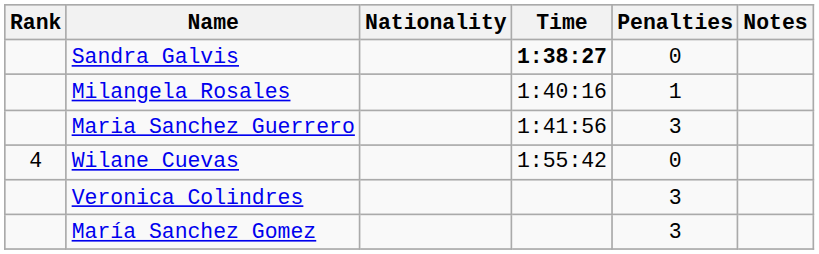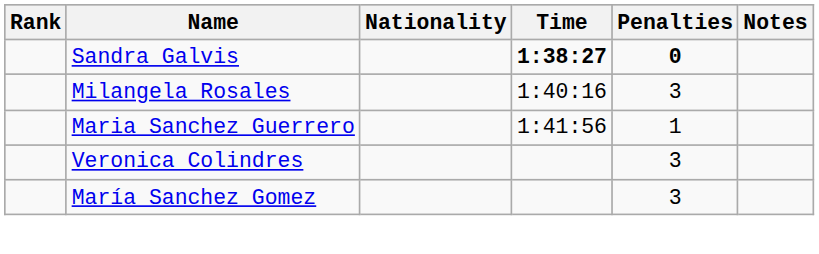(675, 57) normal -> (675, 57) bold
(675, 92) 1 -> (675, 92) 3
(675, 127) 3 -> (675, 127) 1
- row: (155, 162)
